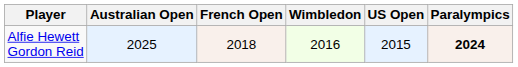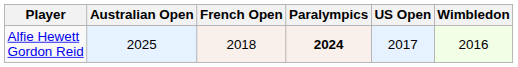columns swapped: (325, 15) <-> (470, 15)
(396, 44) 2015 -> (403, 44) 2017
